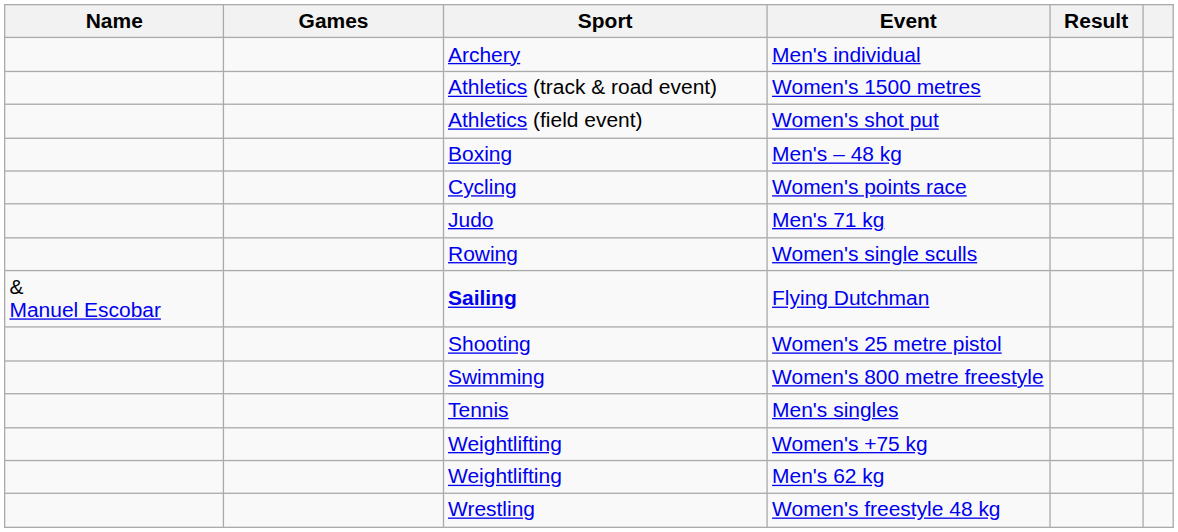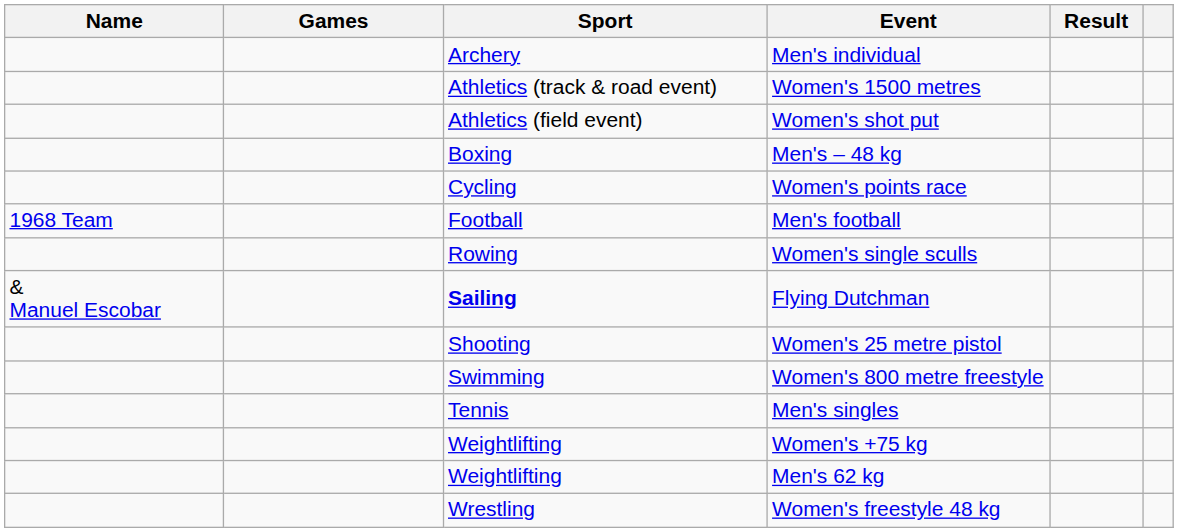+ row: (836, 220)
- row: (828, 220)
